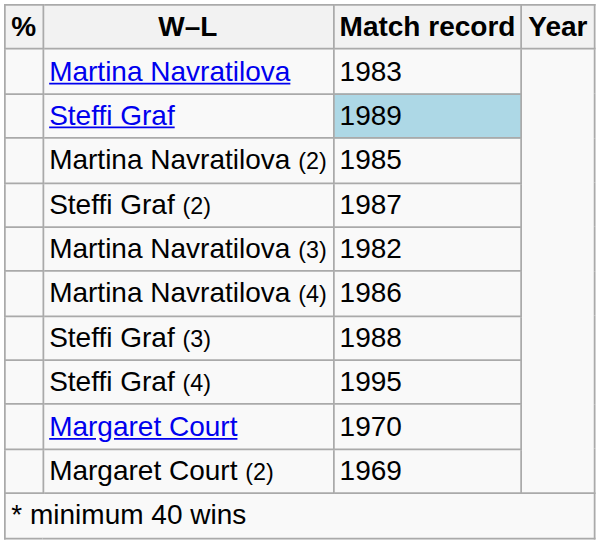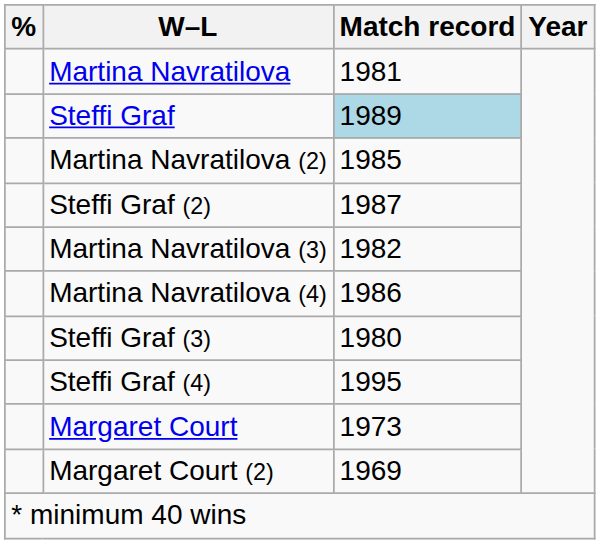(371, 71) 1983 -> (371, 71) 1981
(371, 337) 1988 -> (371, 337) 1980
(371, 426) 1970 -> (371, 426) 1973
